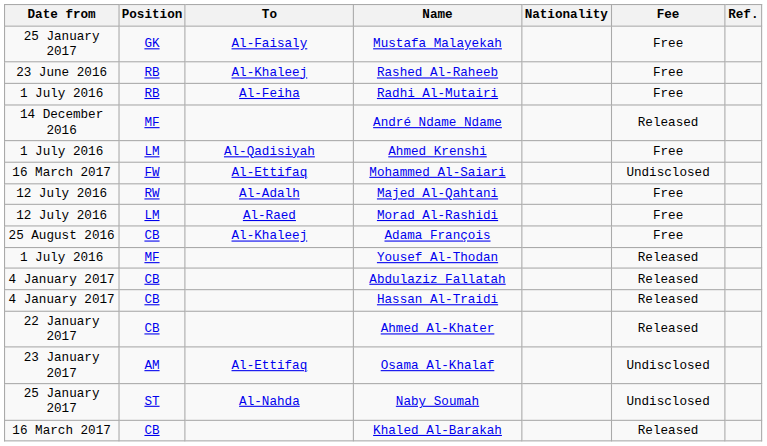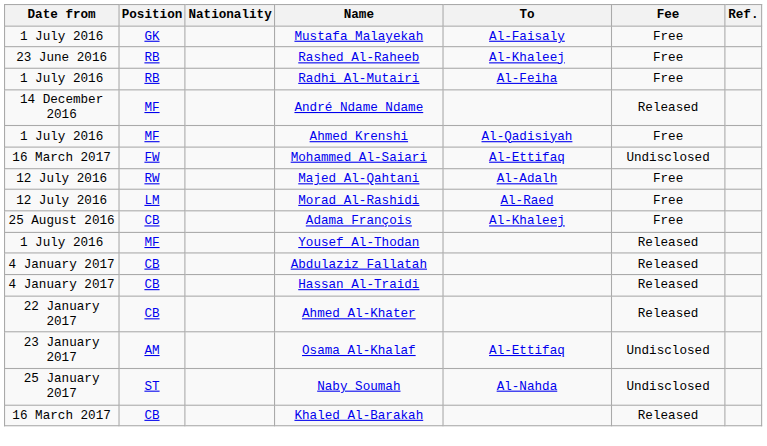columns swapped: (566, 15) <-> (269, 15)
(62, 44) 25 January 2017 -> (62, 36) 1 July 2016
(152, 151) LM -> (152, 136) MF
